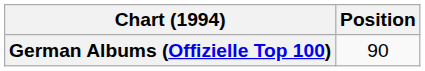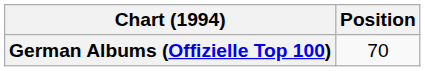(378, 50) 90 -> (378, 50) 70
